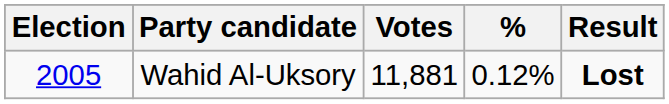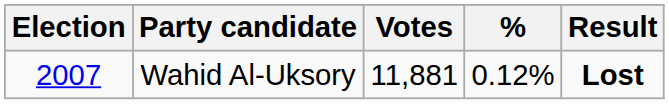(69, 74) 2005 -> (69, 74) 2007
